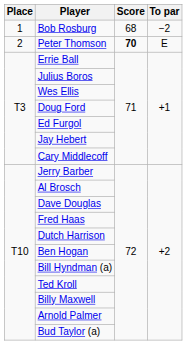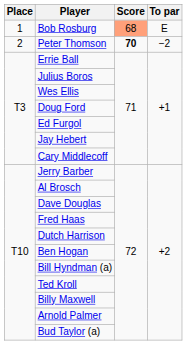(131, 28) no background -> (131, 28) lightsalmon background
(164, 28) −2 -> (164, 28) E
(164, 44) E -> (164, 44) −2
